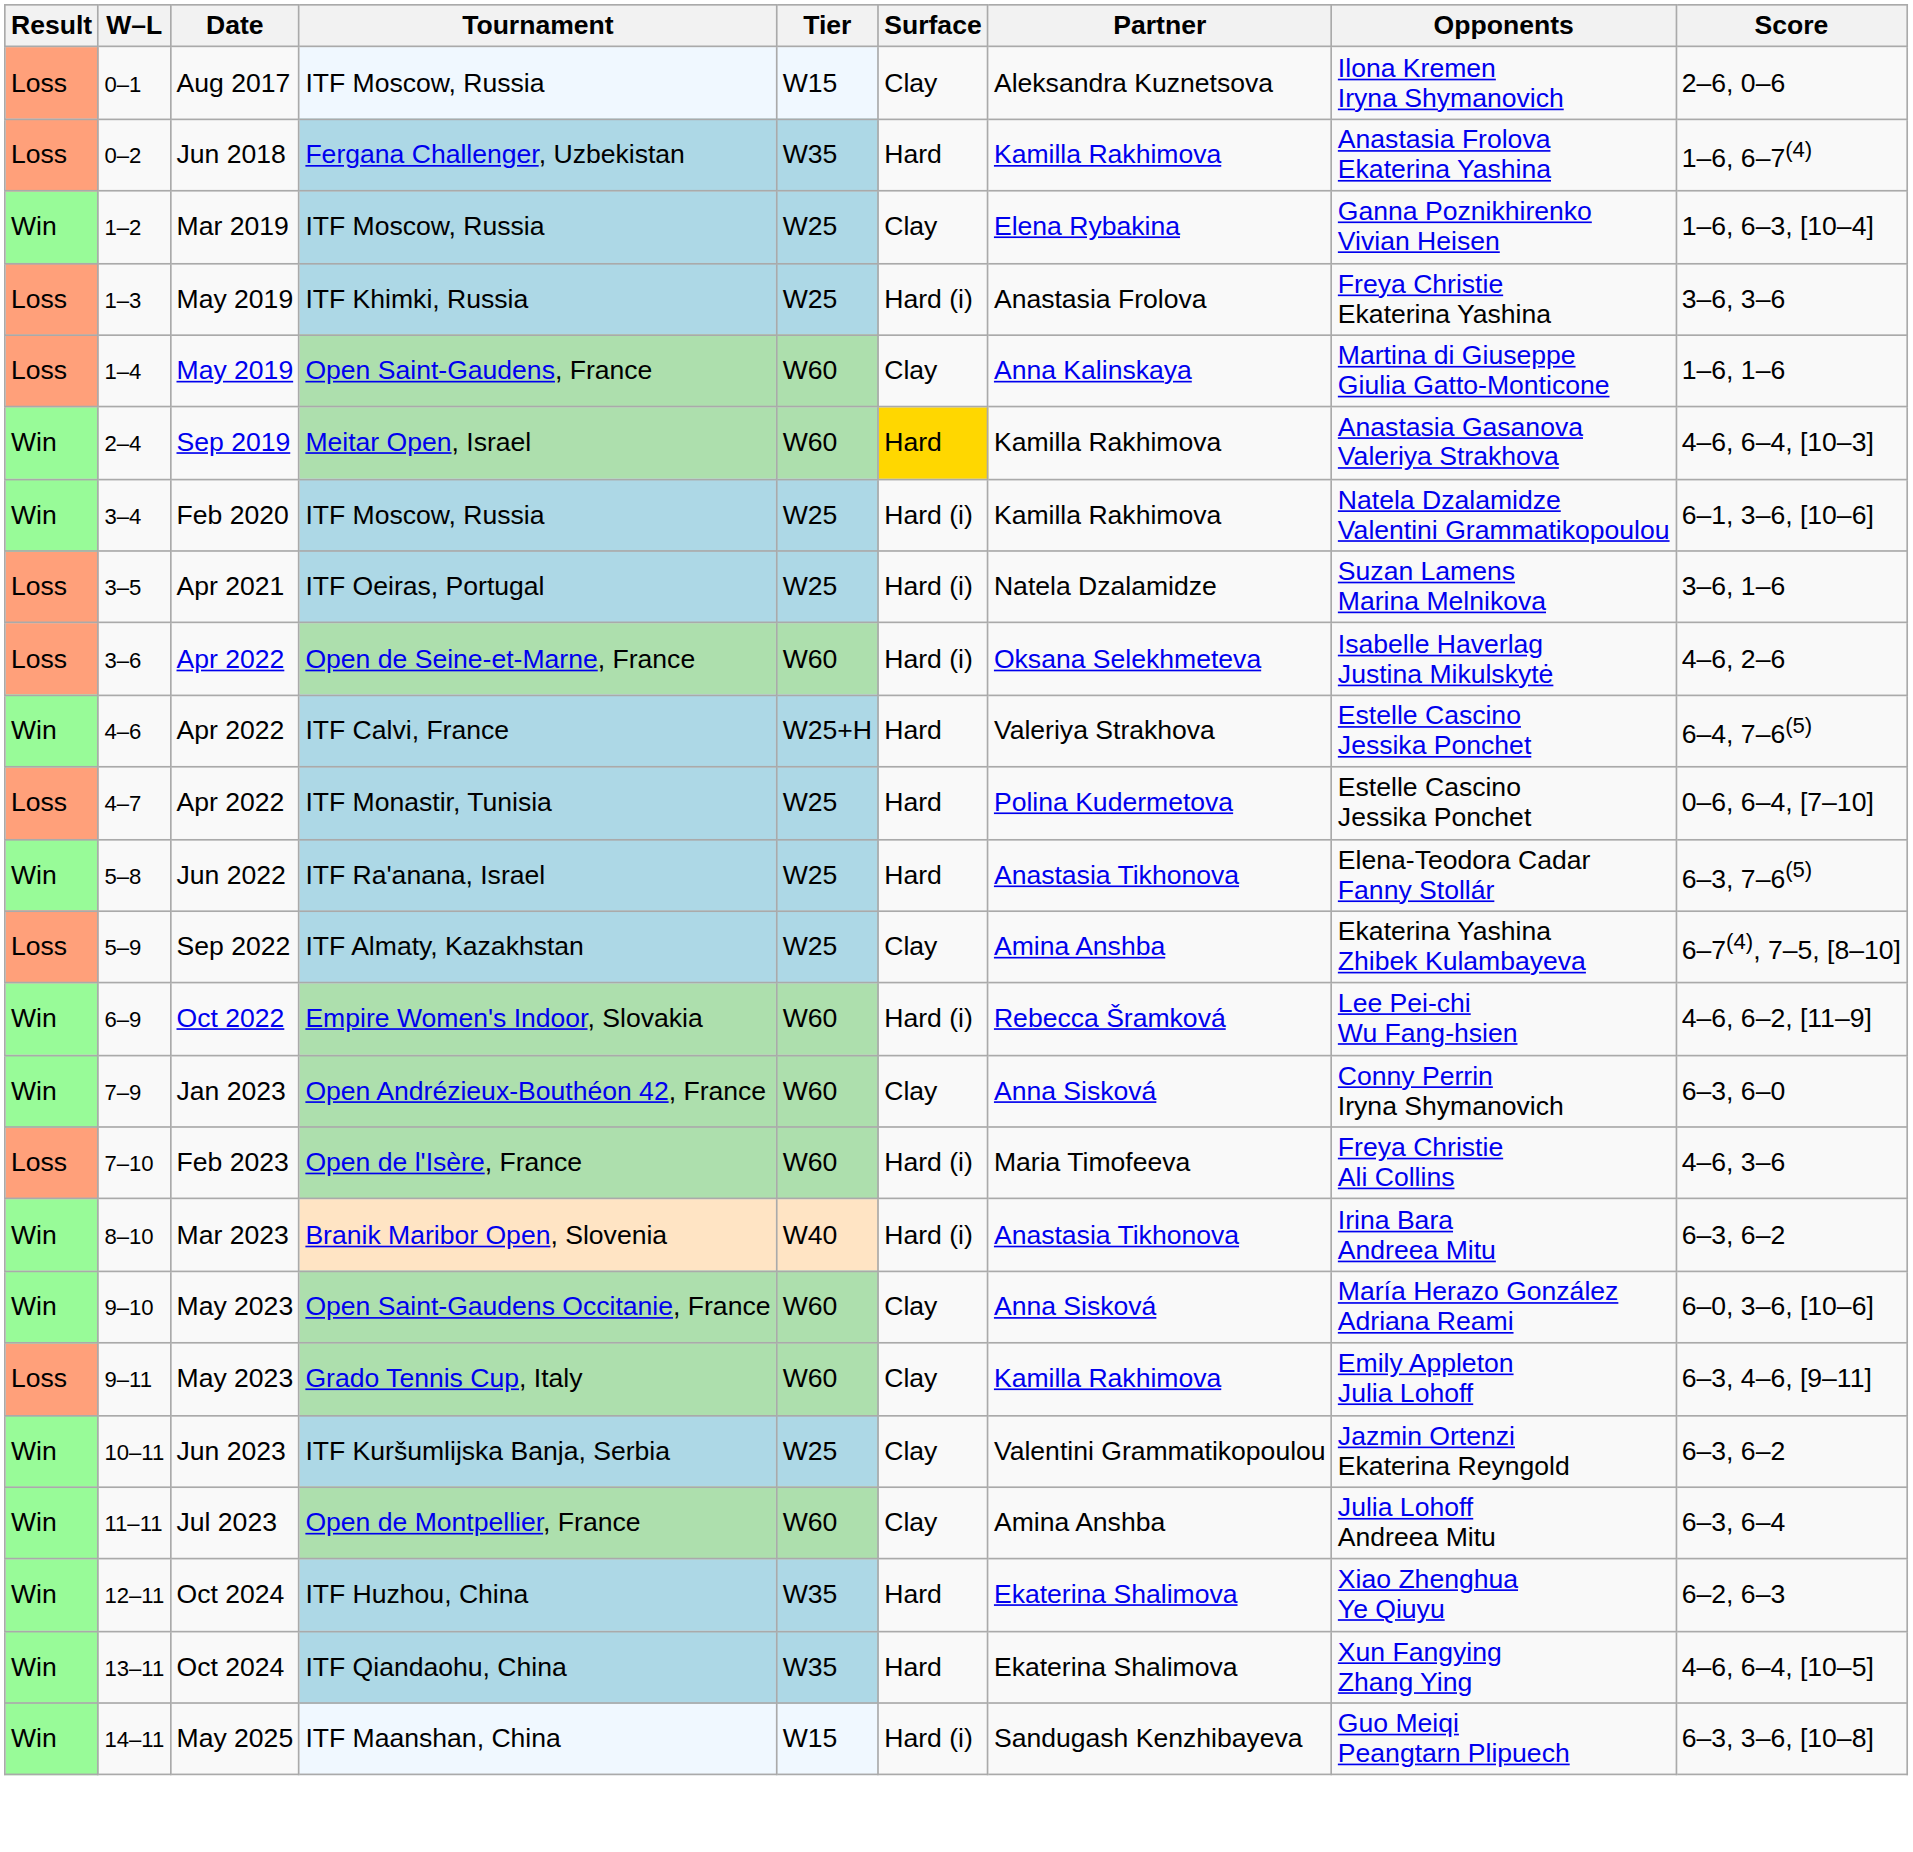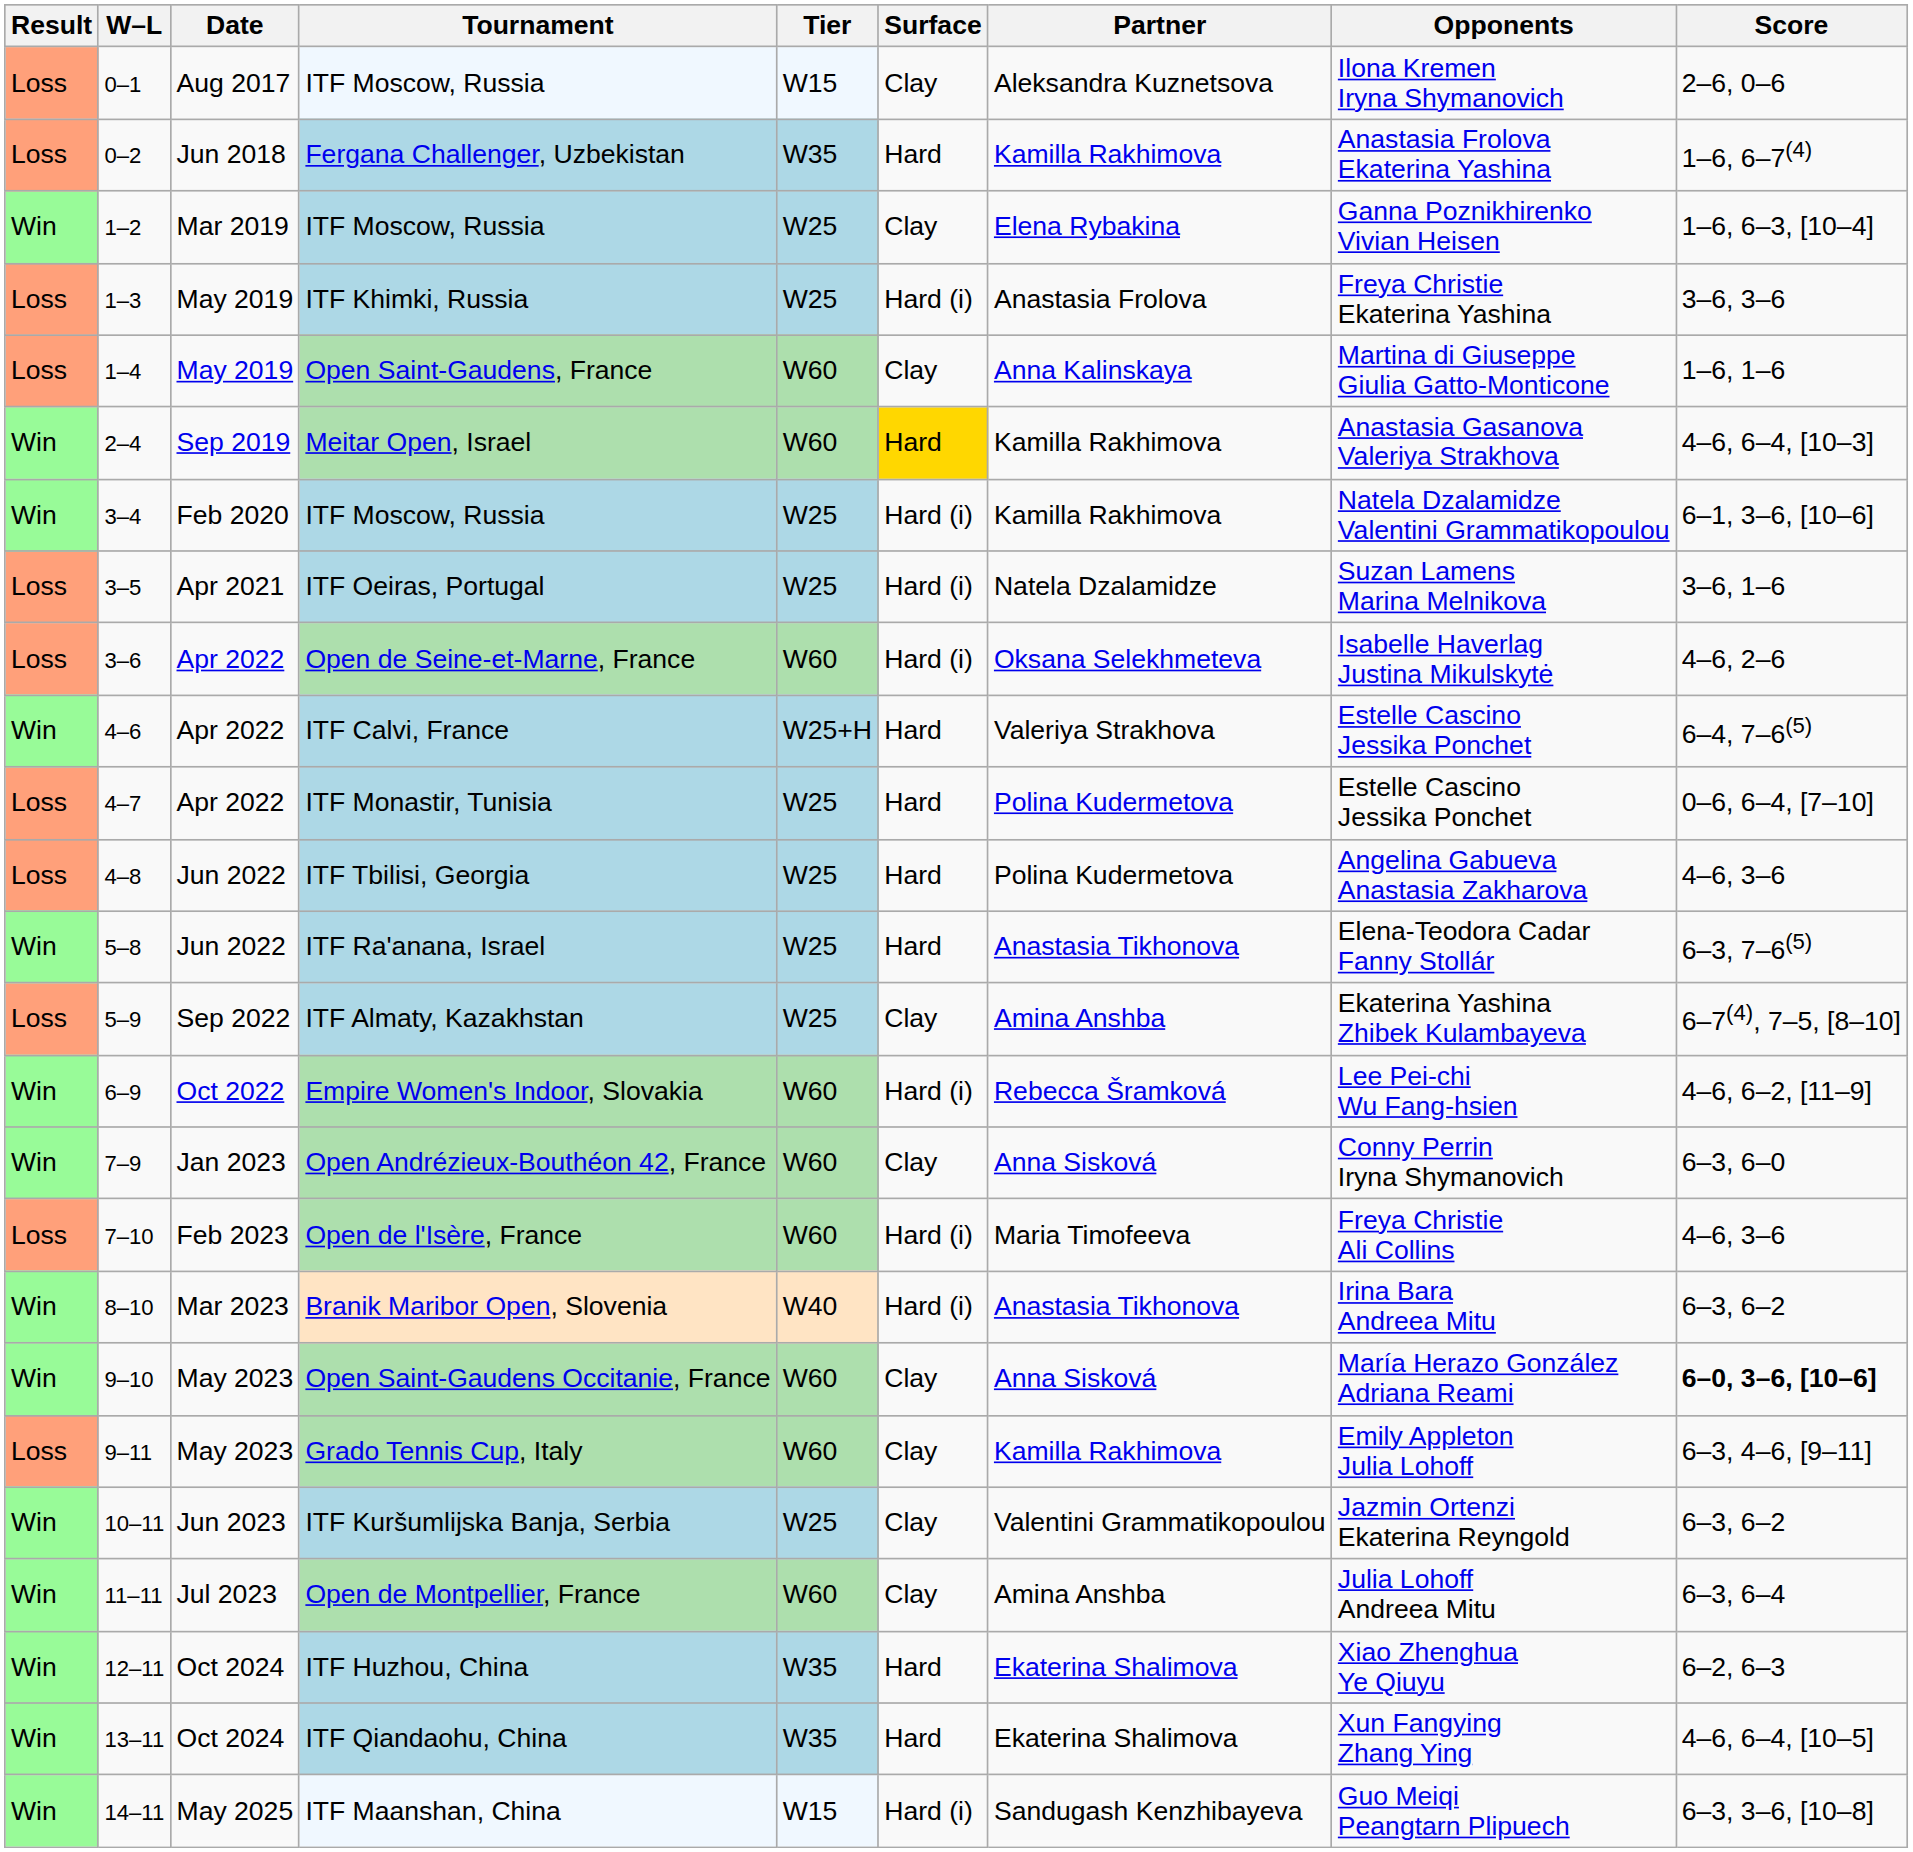+ row: (123, 876)
(1778, 1306) normal -> (1779, 1378) bold
